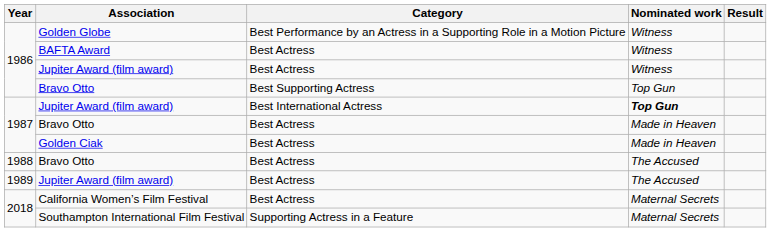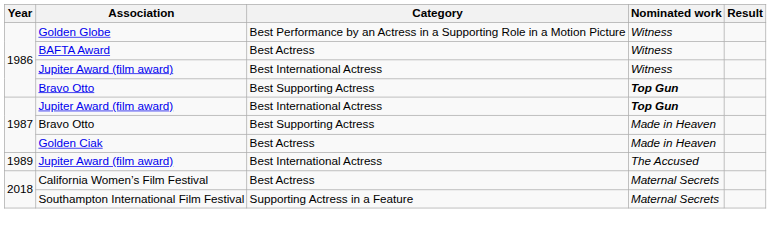(282, 69) Best Actress -> (316, 69) Best International Actress
(653, 87) normal -> (655, 87) bold
(282, 124) Best Actress -> (312, 124) Best Supporting Actress
- row: (20, 161)
(282, 180) Best Actress -> (316, 161) Best International Actress
